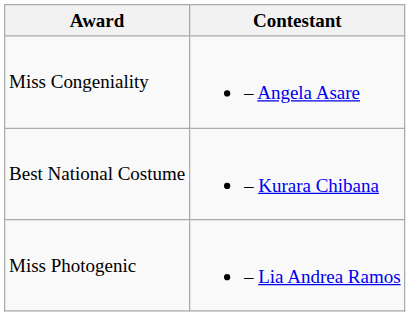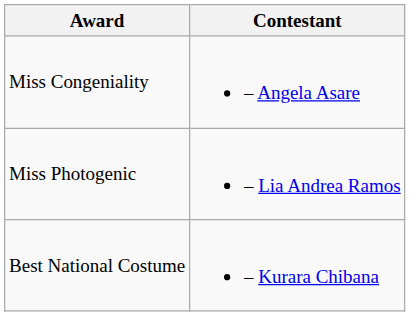rows swapped: (73, 265) <-> (97, 173)
